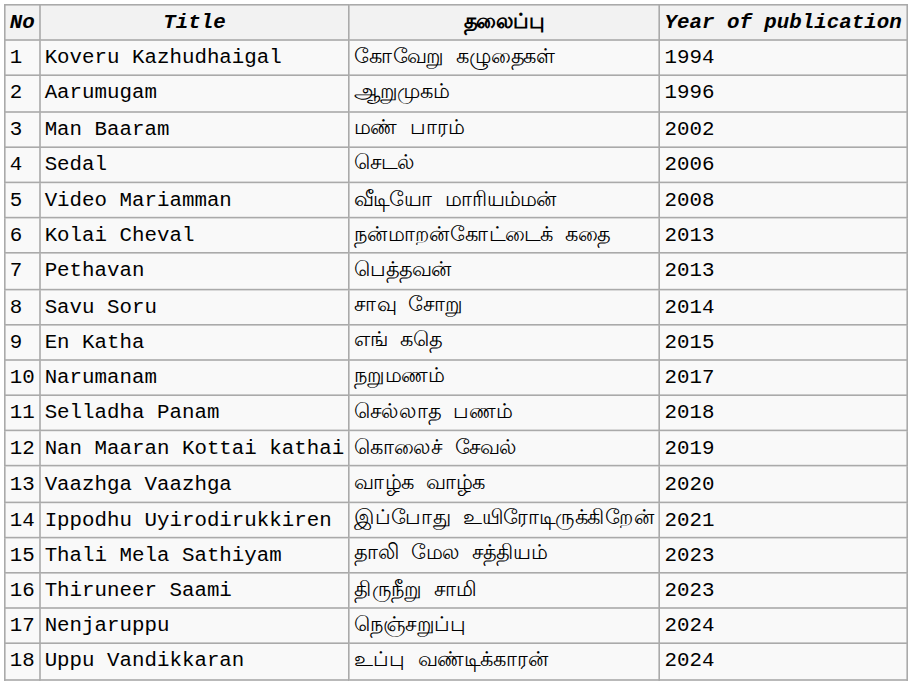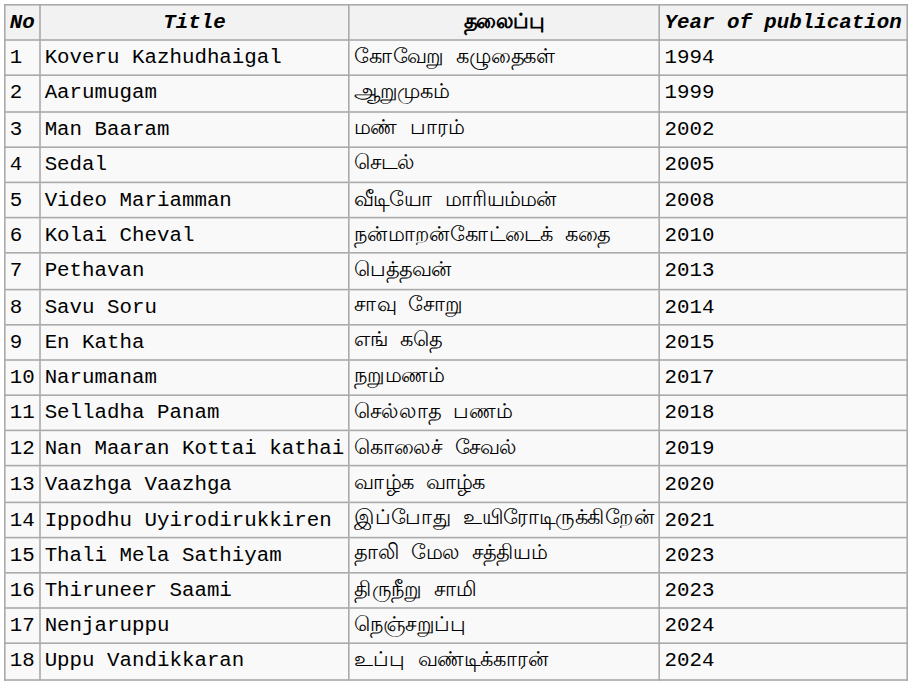(689, 94) 1996 -> (689, 94) 1999
(689, 165) 2006 -> (689, 165) 2005
(689, 236) 2013 -> (689, 236) 2010
